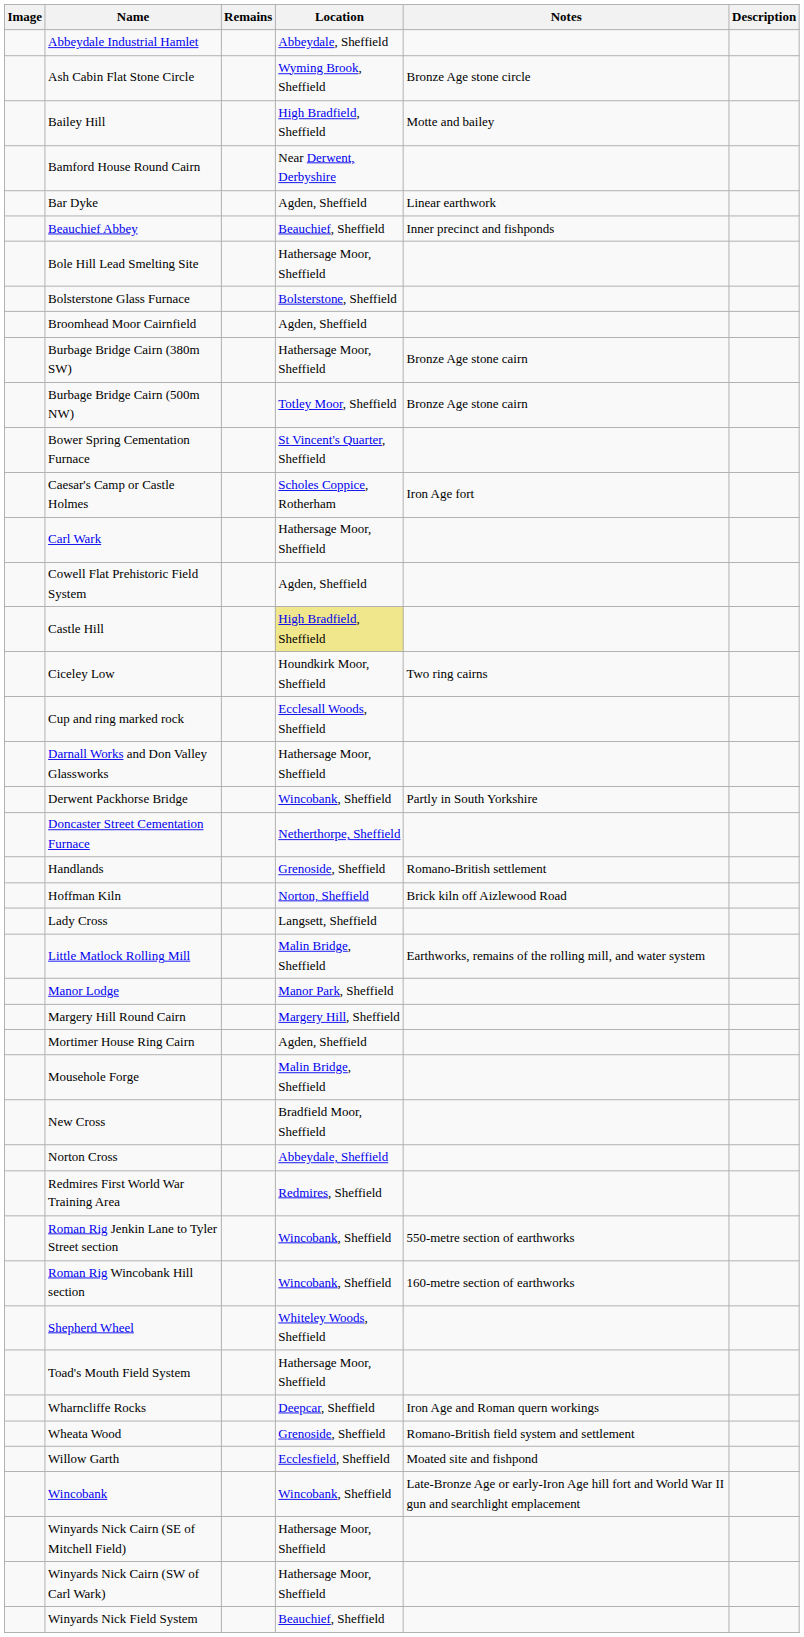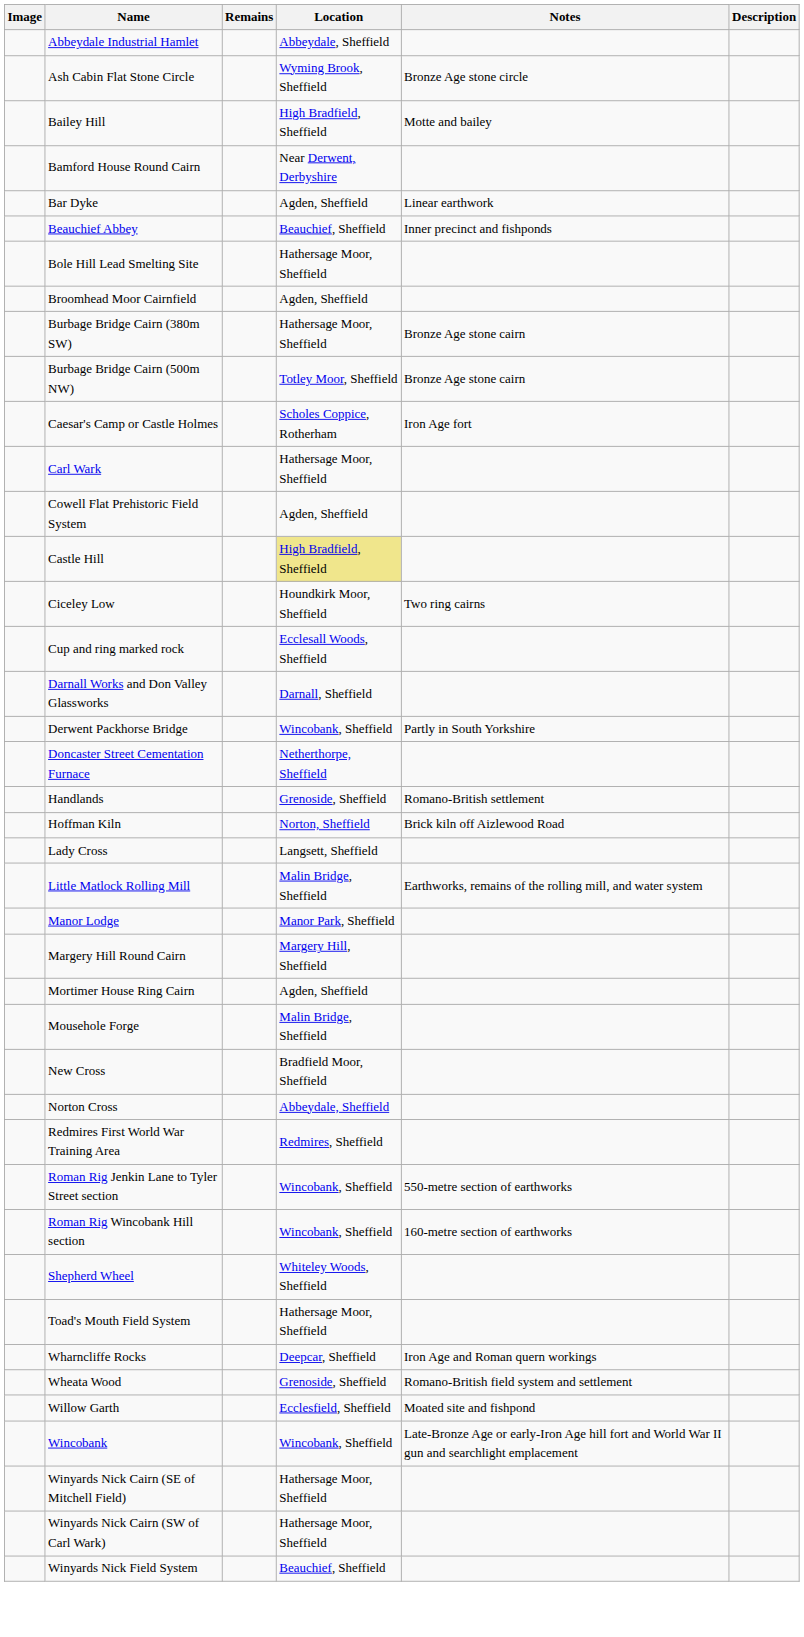- row: (119, 299)
- row: (119, 449)
(325, 764) Hathersage Moor, Sheffield -> (326, 693) Darnall, Sheffield
